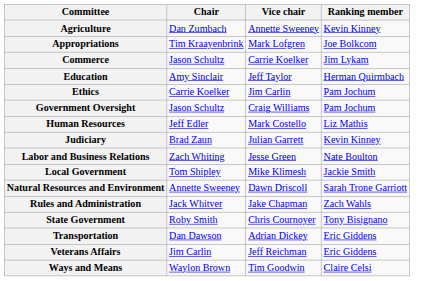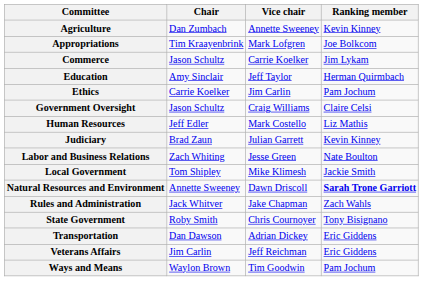(350, 108) Pam Jochum -> (348, 108) Claire Celsi
(365, 188) normal -> (370, 188) bold
(348, 268) Claire Celsi -> (350, 268) Pam Jochum
